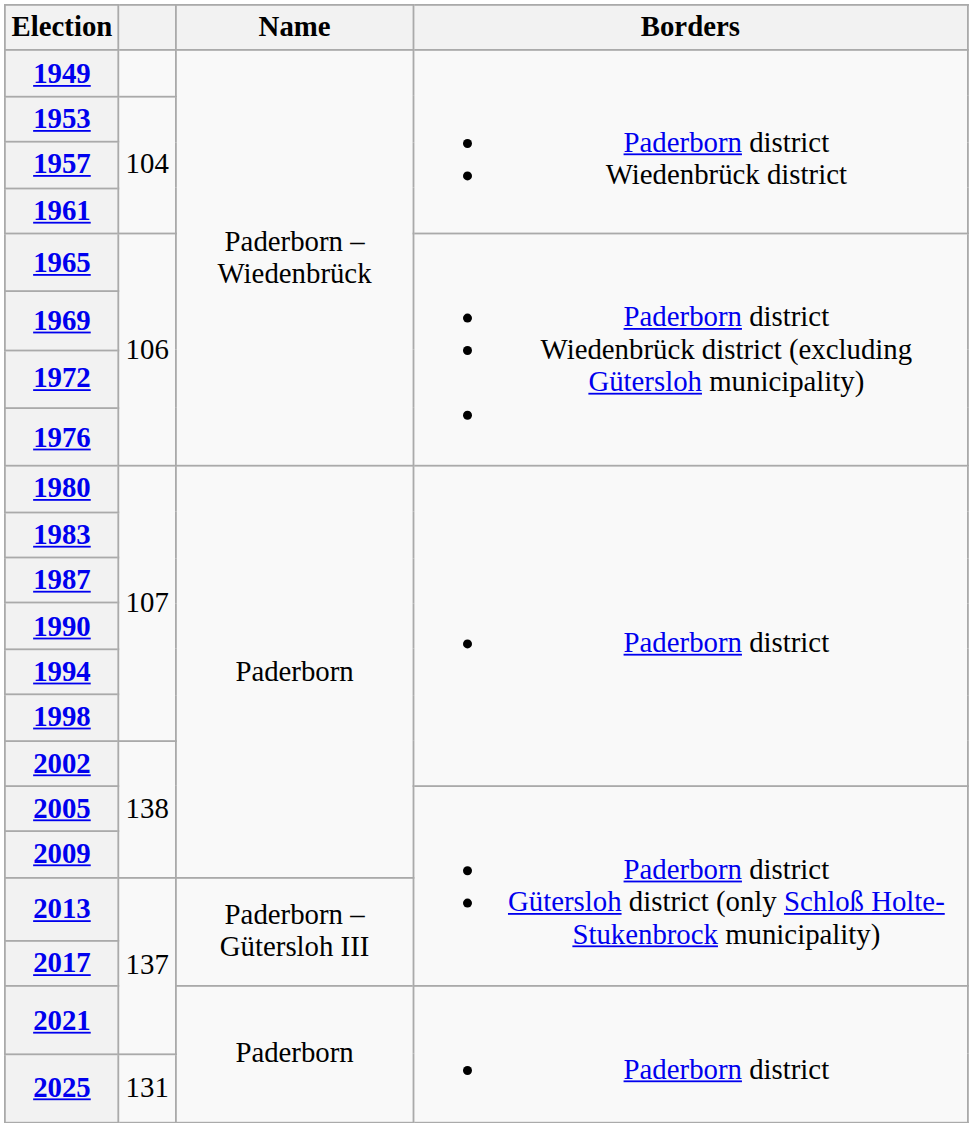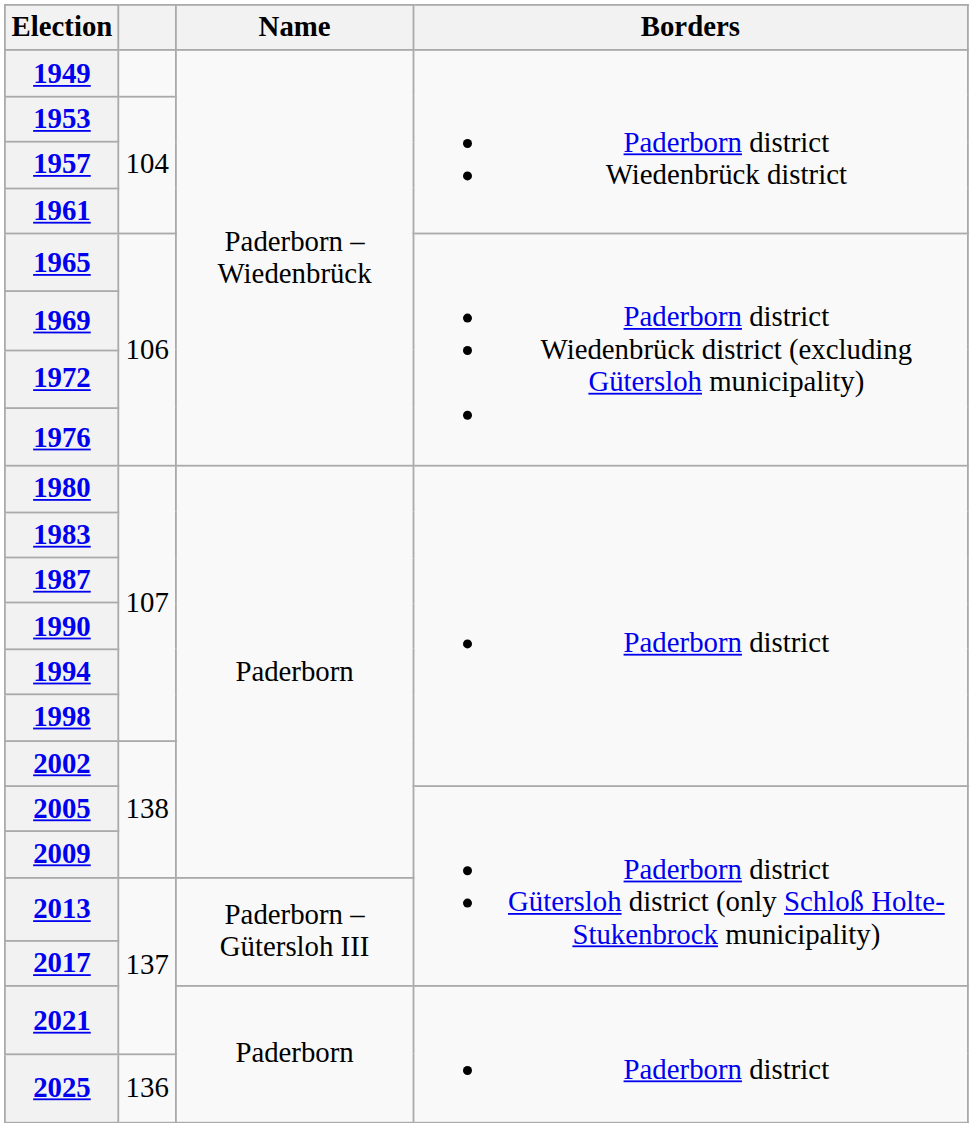(147, 1087) 131 -> (147, 1087) 136
